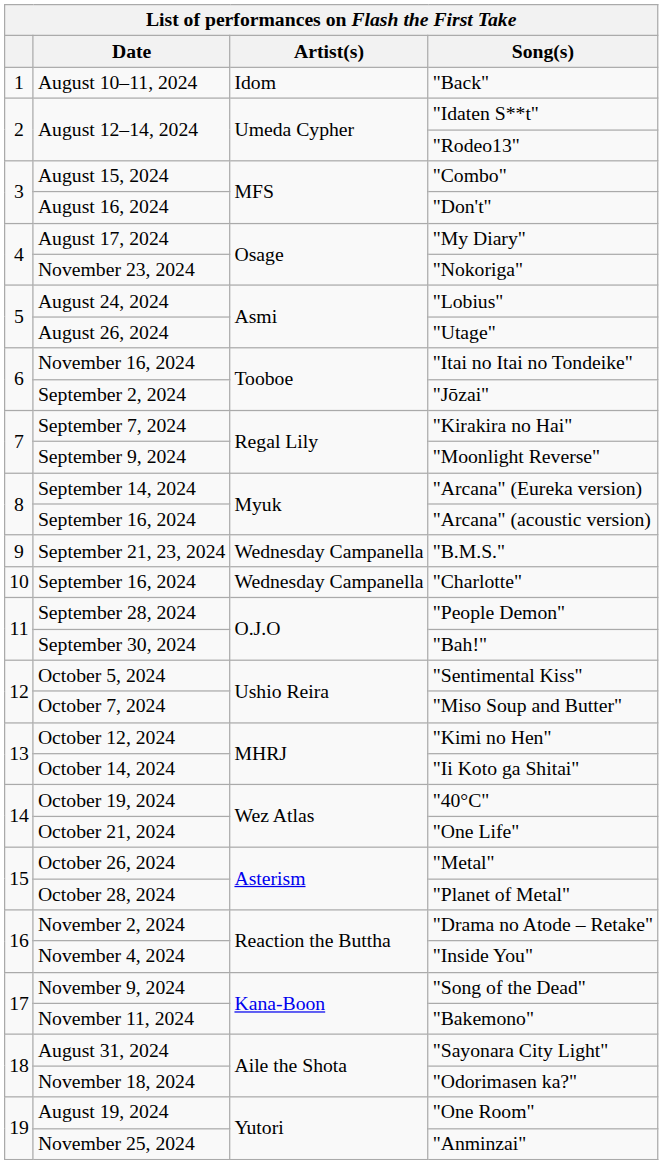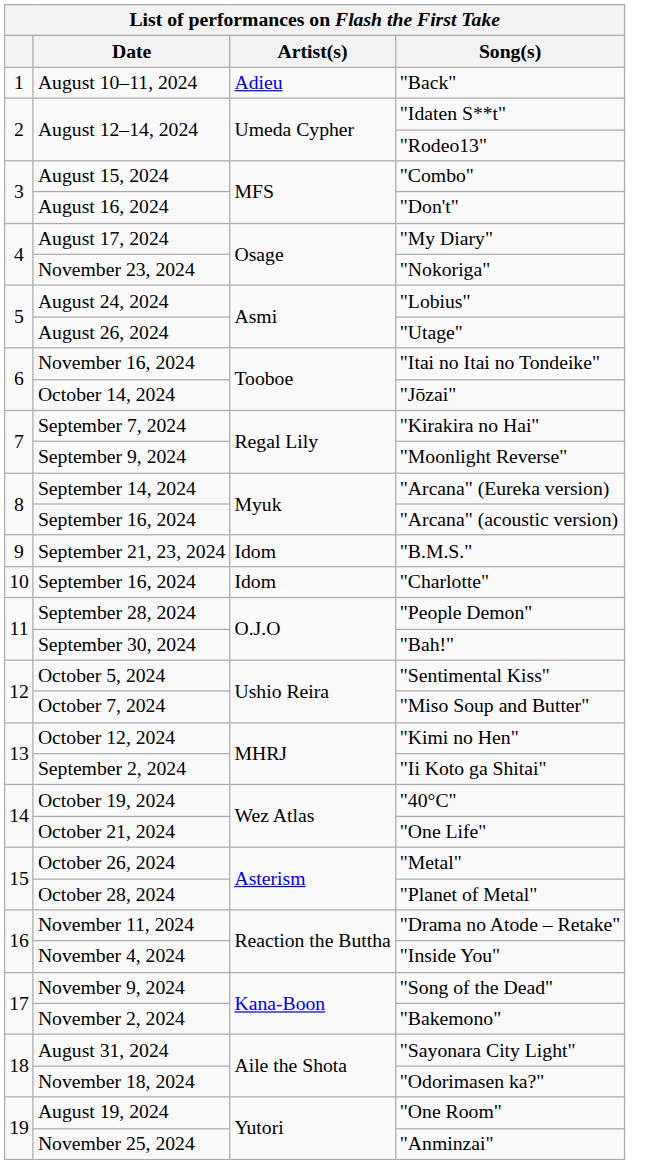(255, 82) Idom -> (259, 82) Adieu
(112, 394) September 2, 2024 -> (106, 394) October 14, 2024
(329, 550) Wednesday Campanella -> (255, 550) Idom
(329, 581) Wednesday Campanella -> (255, 581) Idom
(106, 769) October 14, 2024 -> (112, 769) September 2, 2024
(111, 925) November 2, 2024 -> (116, 925) November 11, 2024
(116, 1018) November 11, 2024 -> (111, 1018) November 2, 2024
